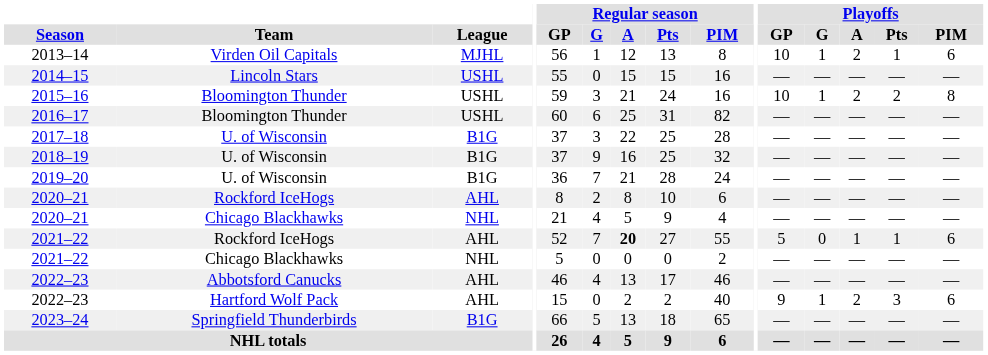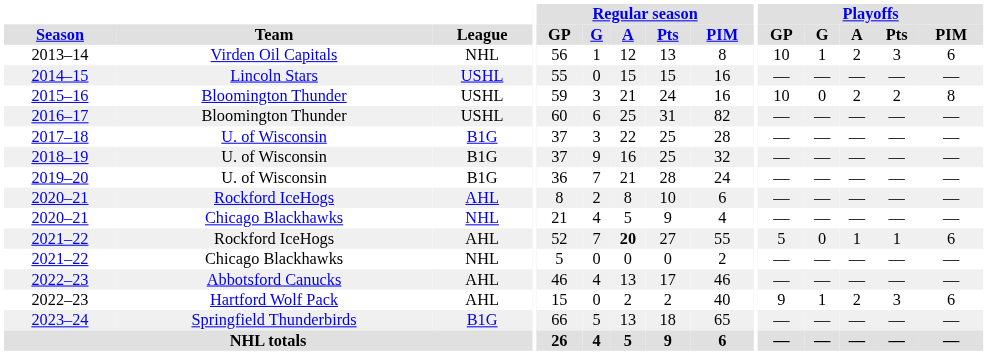(482, 54) MJHL -> (482, 54) NHL
(897, 54) 1 -> (897, 54) 3
(822, 95) 1 -> (822, 95) 0
